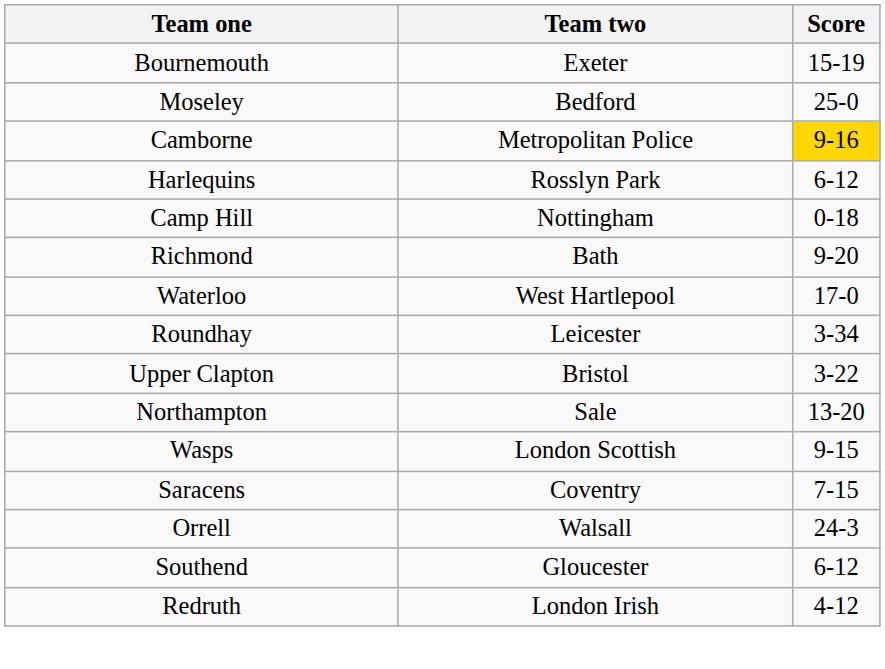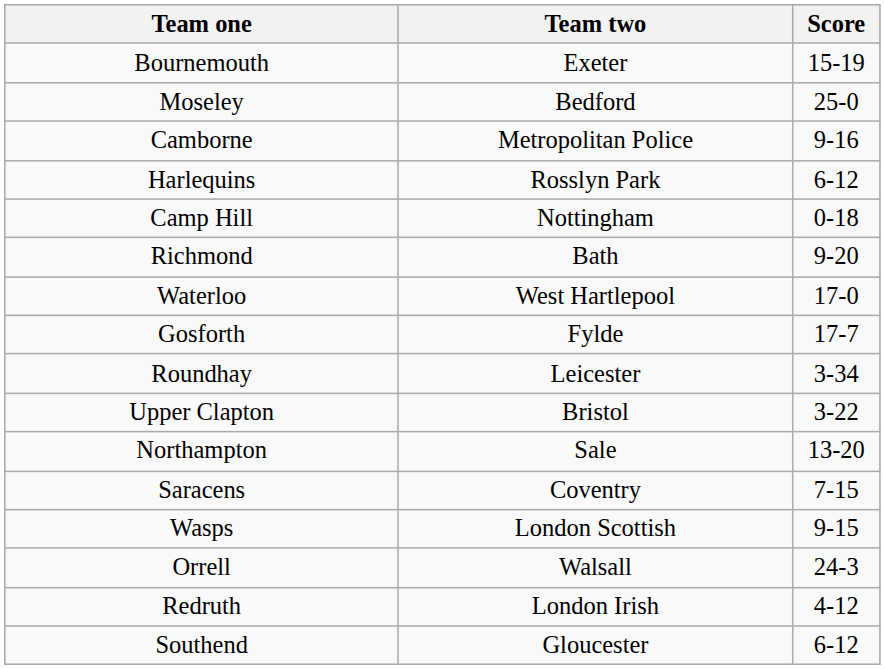(836, 140) gold background -> (836, 140) no background
+ row: (202, 334)
rows swapped: (202, 489) <-> (202, 450)
rows swapped: (202, 606) <-> (202, 567)
